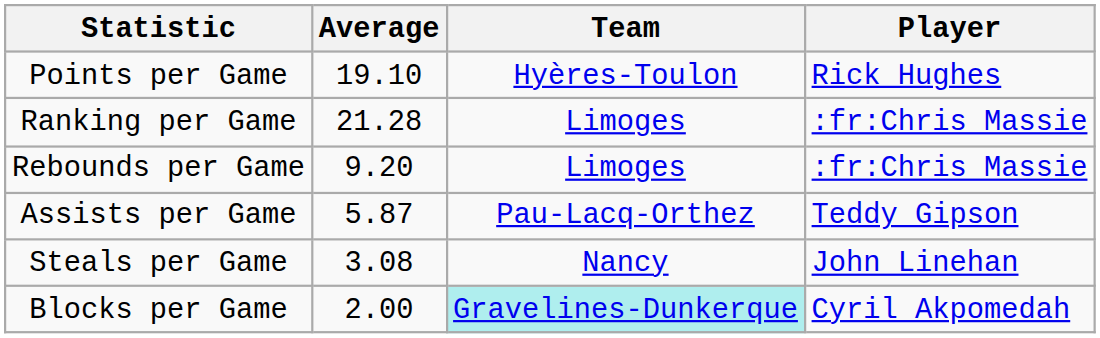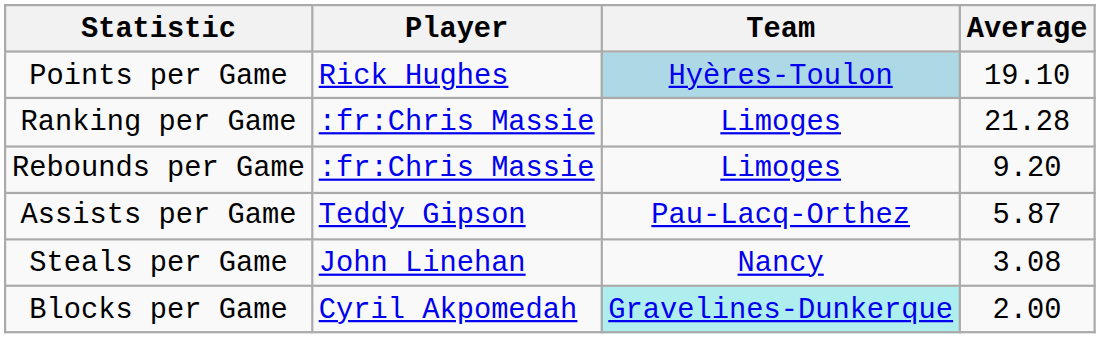columns swapped: (950, 29) <-> (379, 29)
(625, 75) no background -> (781, 75) lightblue background
